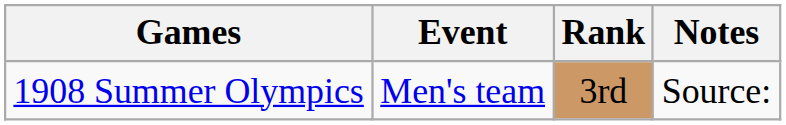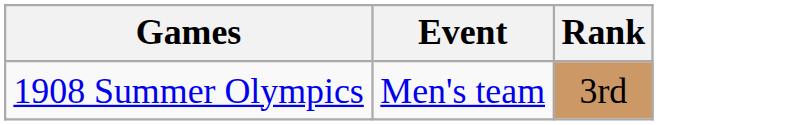- column: (716, 32)
